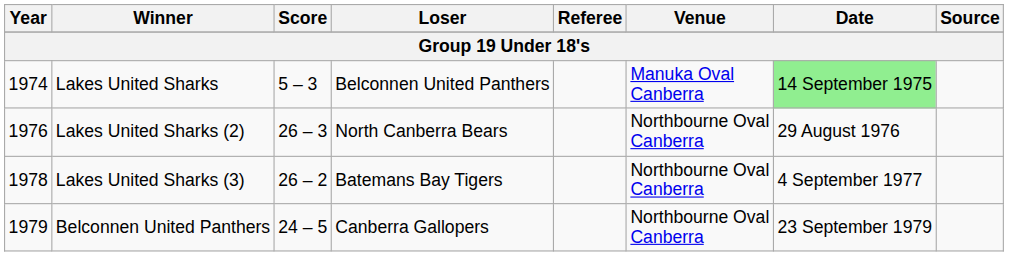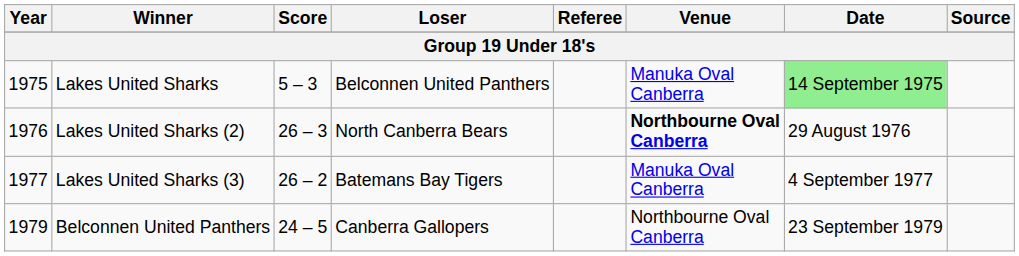(28, 84) 1974 -> (28, 84) 1975
(700, 131) normal -> (705, 131) bold
(28, 179) 1978 -> (28, 179) 1977
(700, 179) Northbourne Oval Canberra -> (682, 179) Manuka Oval Canberra
